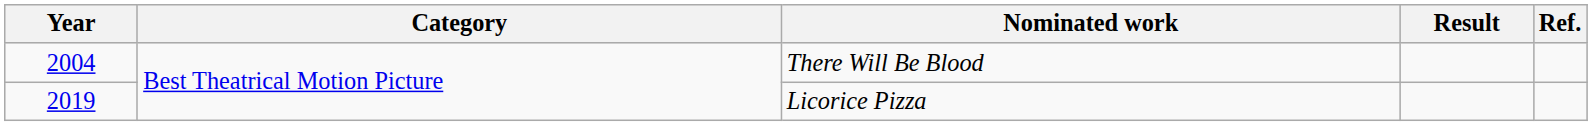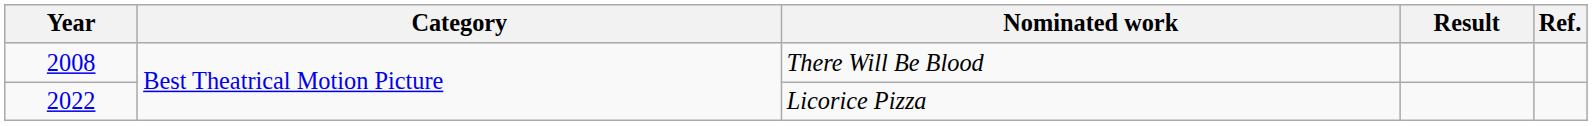(71, 62) 2004 -> (71, 62) 2008
(71, 100) 2019 -> (71, 100) 2022
